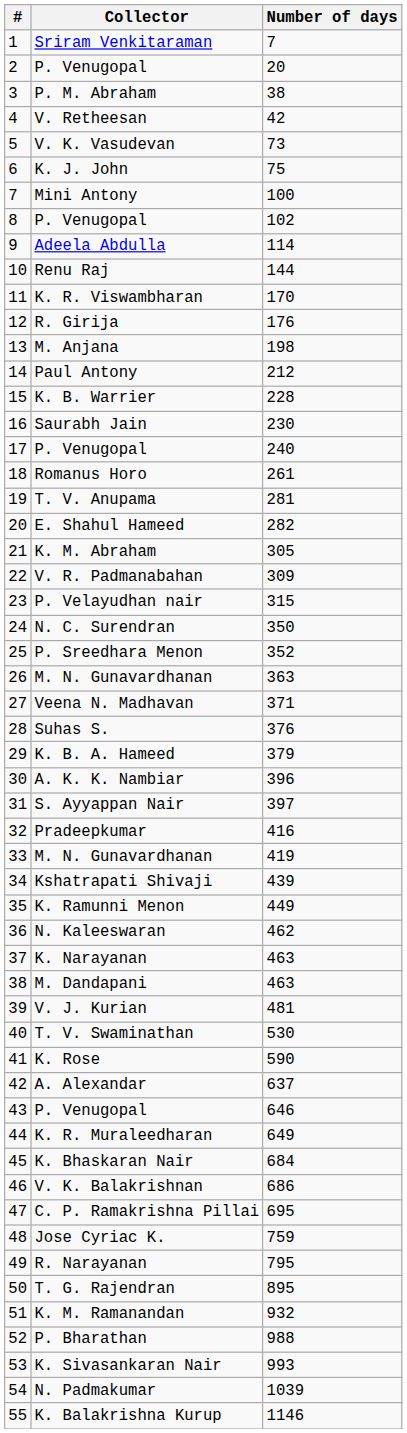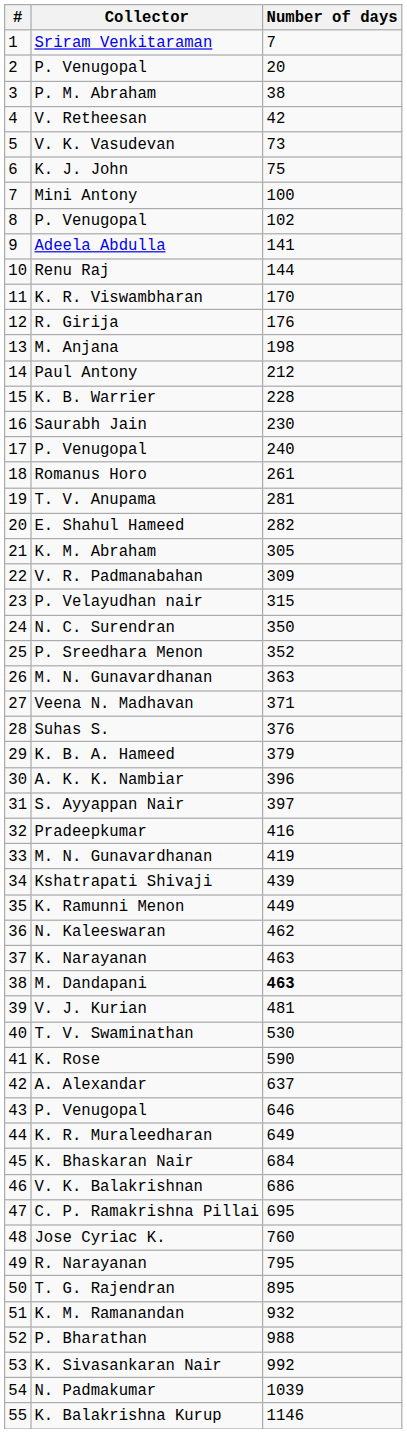(281, 246) 114 -> (281, 246) 141
(281, 983) normal -> (281, 983) bold
(281, 1238) 759 -> (281, 1238) 760
(281, 1365) 993 -> (281, 1365) 992
